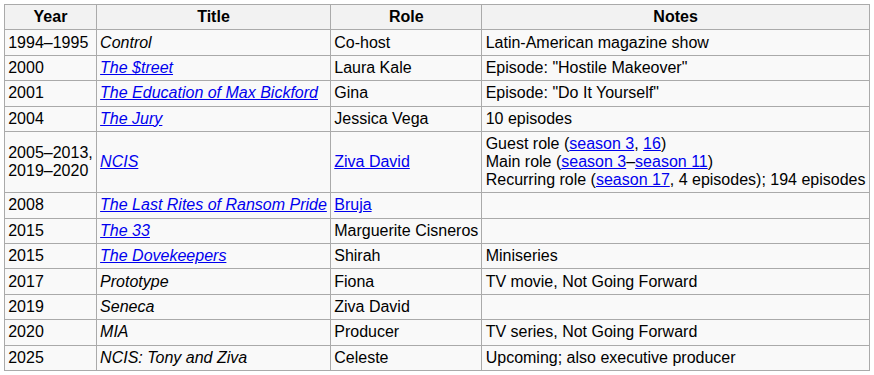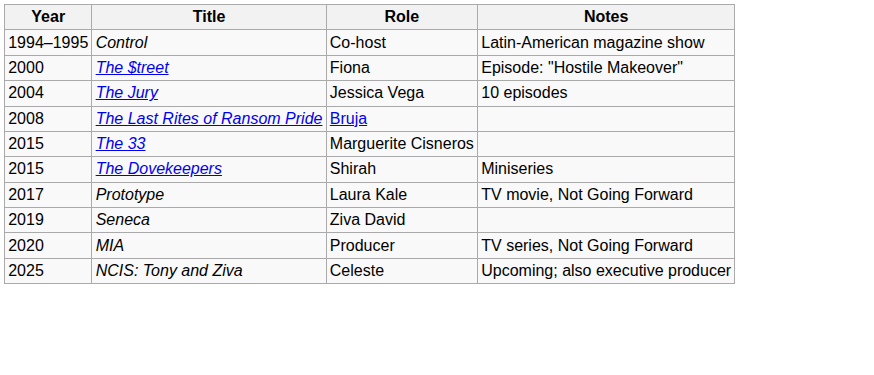(373, 67) Laura Kale -> (350, 67) Fiona
- row: (209, 93)
- row: (119, 162)
(354, 281) Fiona -> (368, 194) Laura Kale
